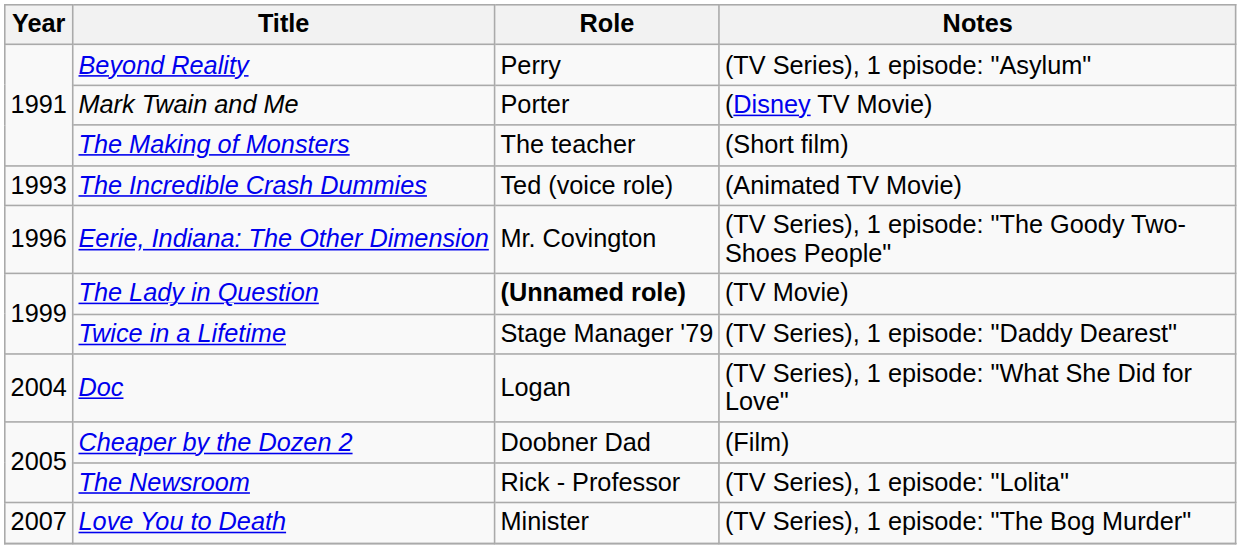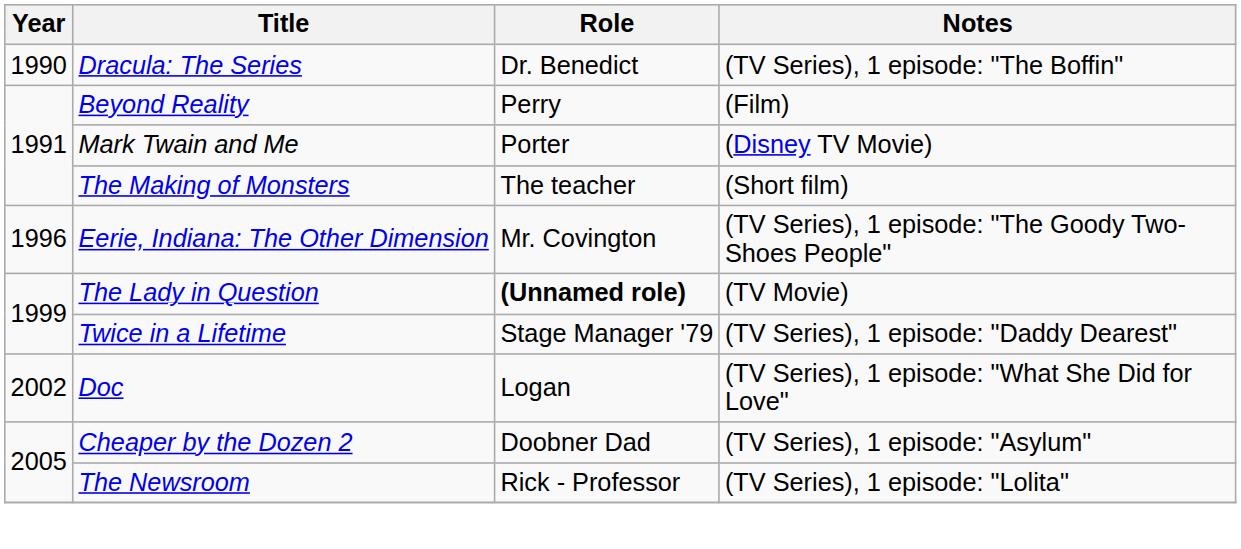+ row: (190, 64)
(908, 64) (TV Series), 1 episode: "Asylum" -> (757, 104) (Film)
- row: (253, 184)
(39, 387) 2004 -> (39, 387) 2002
(757, 442) (Film) -> (908, 442) (TV Series), 1 episode: "Asylum"
- row: (182, 522)
